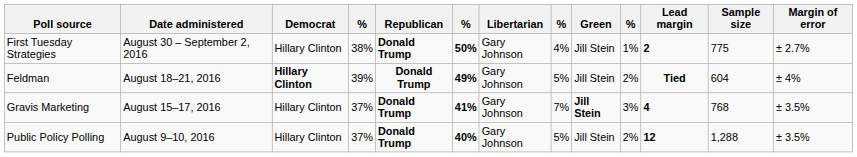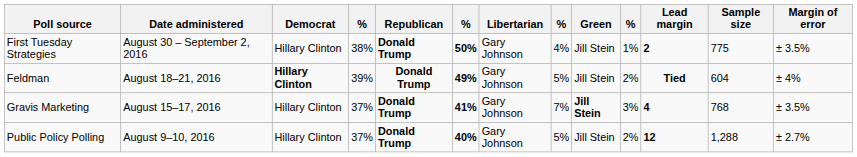(793, 48) ± 2.7% -> (793, 48) ± 3.5%
(793, 137) ± 3.5% -> (793, 137) ± 2.7%
